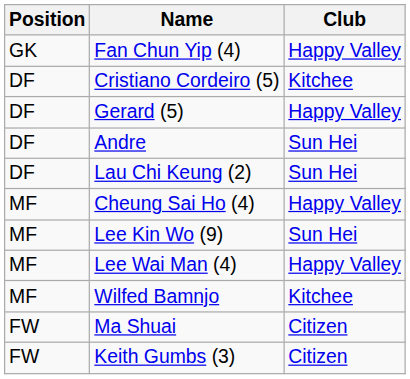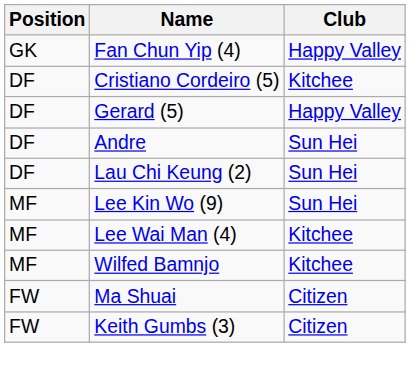- row: (175, 204)
(345, 265) Happy Valley -> (321, 234) Kitchee
